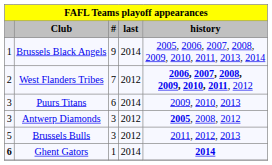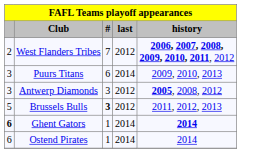- row: (61, 51)
(114, 135) normal -> (108, 107) bold
+ row: (58, 140)
